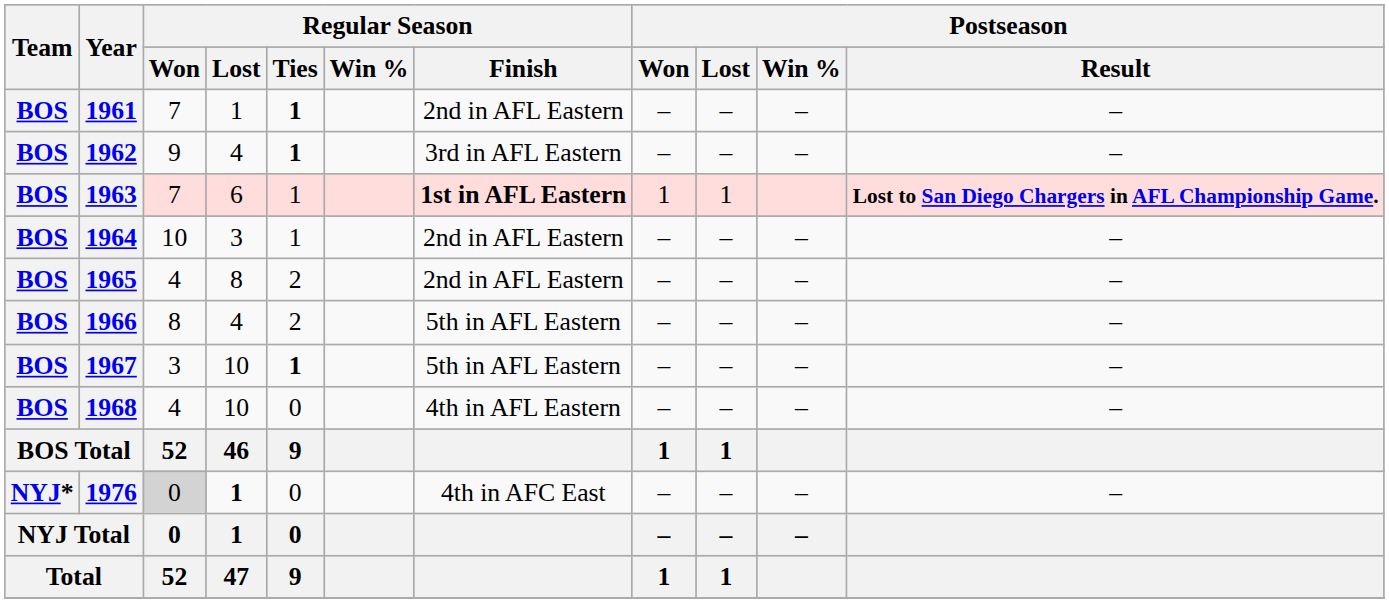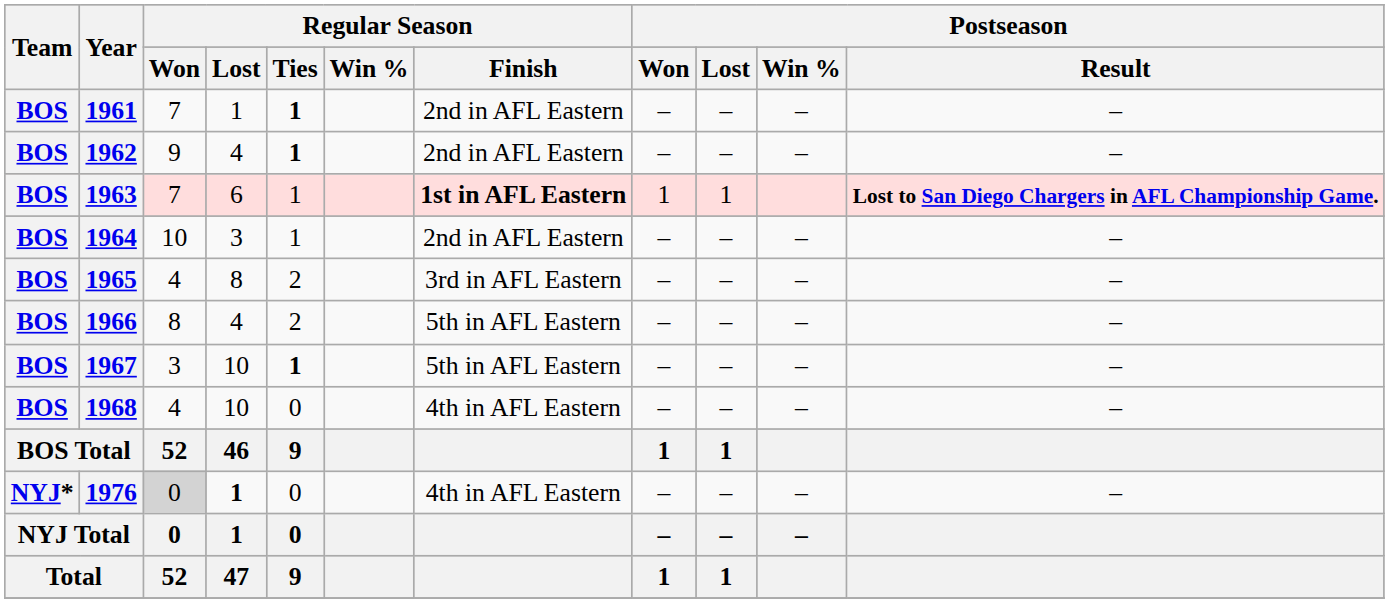(523, 152) 3rd in AFL Eastern -> (523, 152) 2nd in AFL Eastern
(523, 279) 2nd in AFL Eastern -> (523, 279) 3rd in AFL Eastern
(523, 491) 4th in AFC East -> (523, 491) 4th in AFL Eastern
